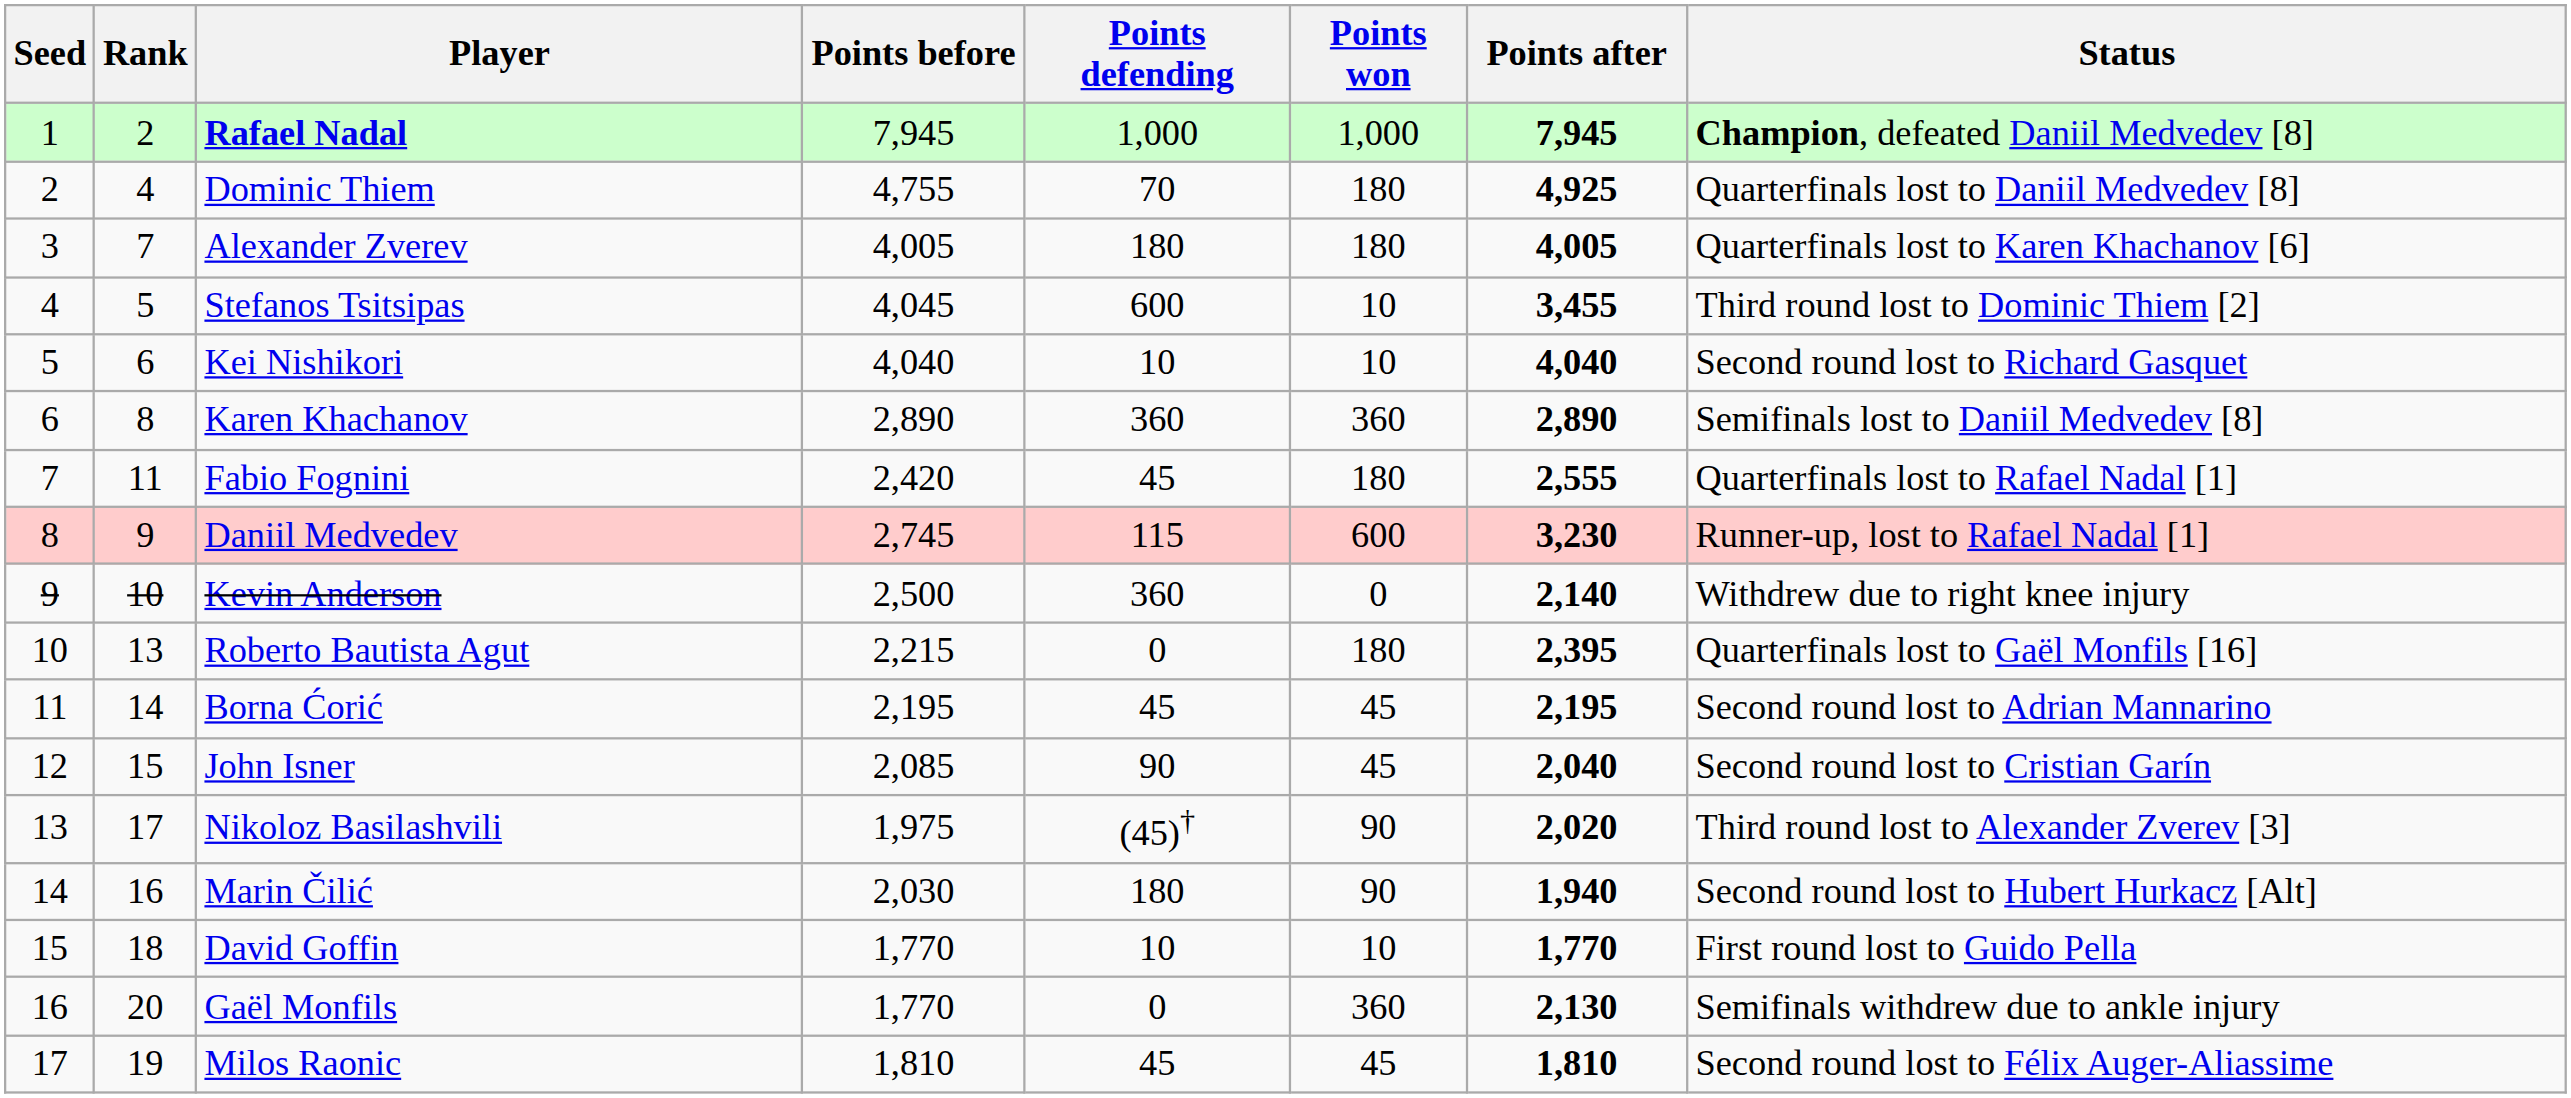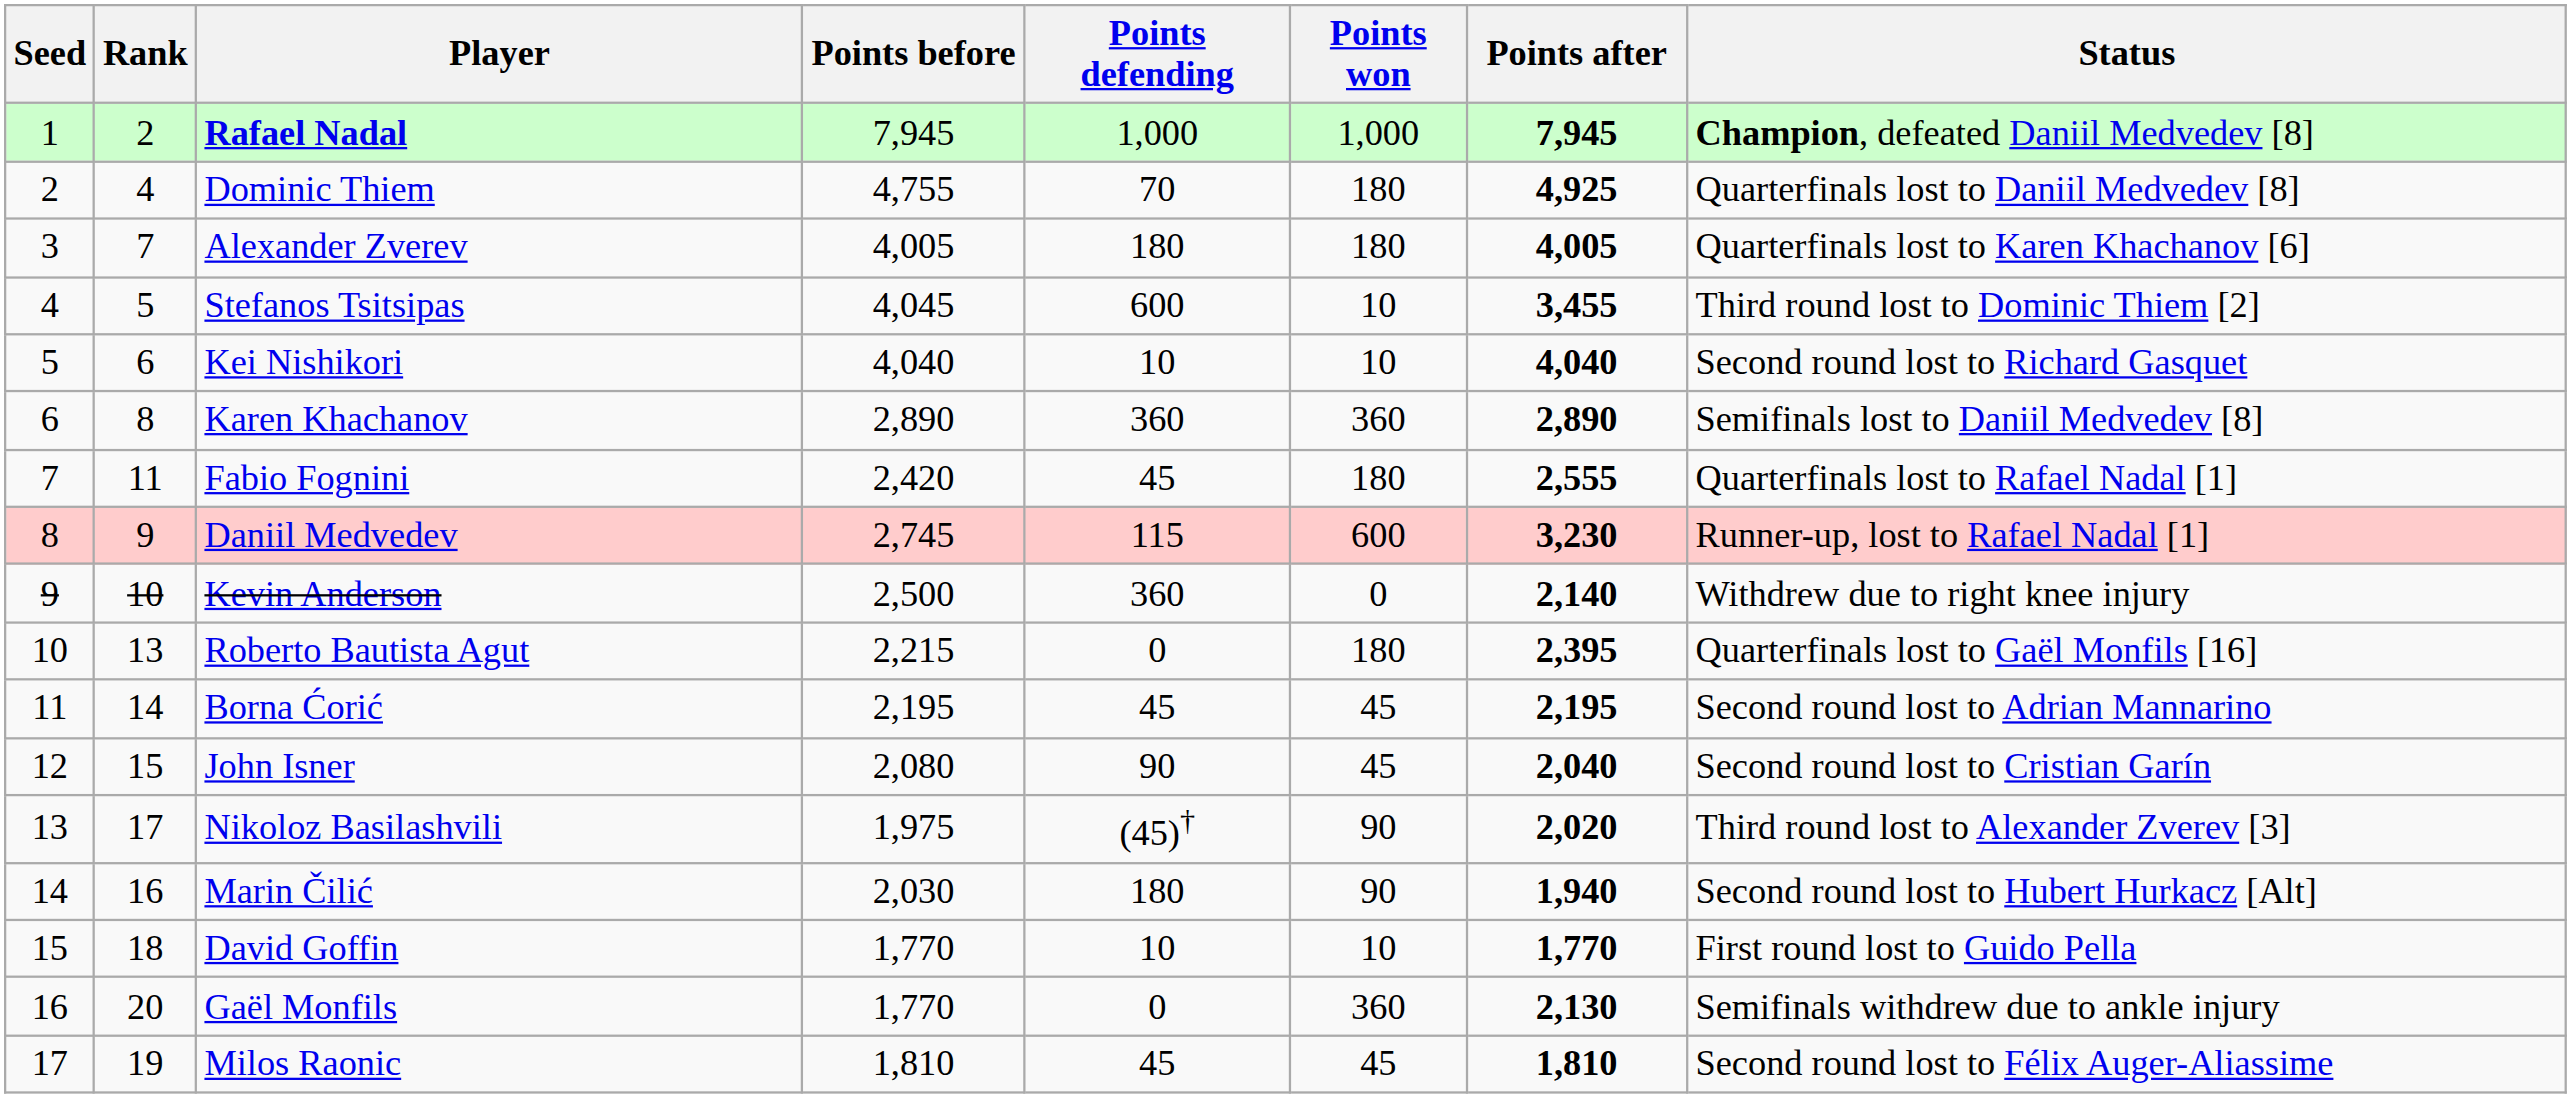(914, 765) 2,085 -> (914, 765) 2,080
